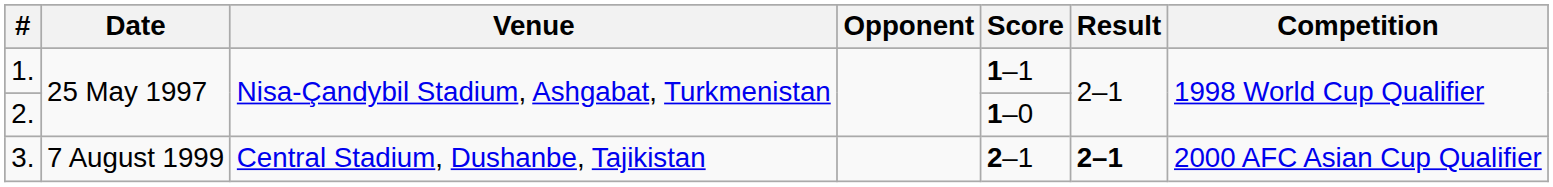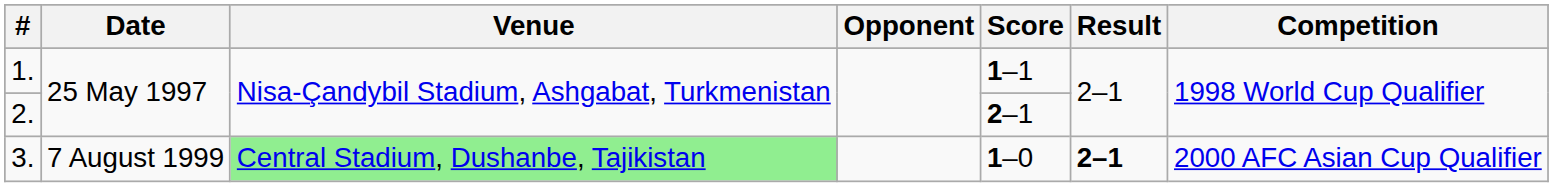(1010, 114) 1–0 -> (1010, 114) 2–1
(471, 158) no background -> (471, 158) lightgreen background
(1010, 158) 2–1 -> (1010, 158) 1–0
